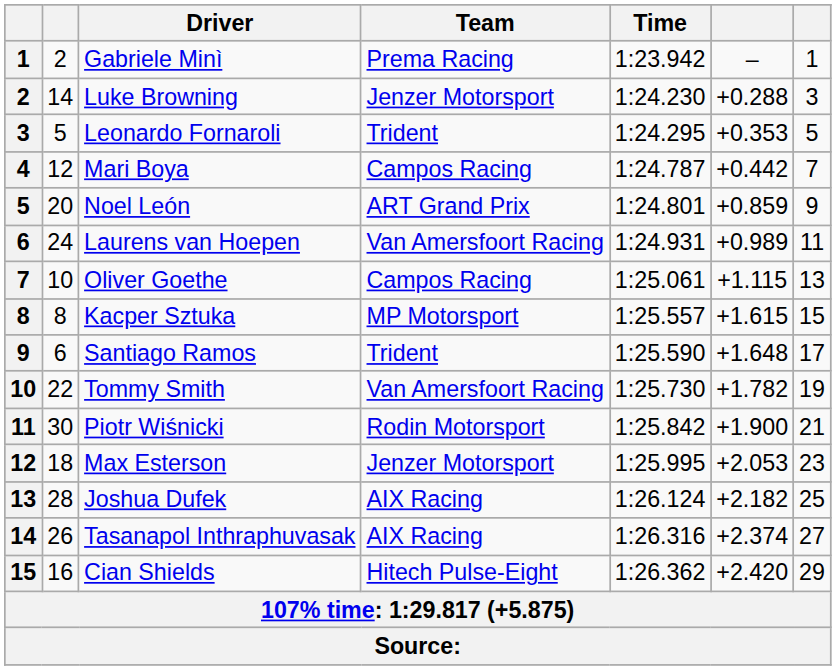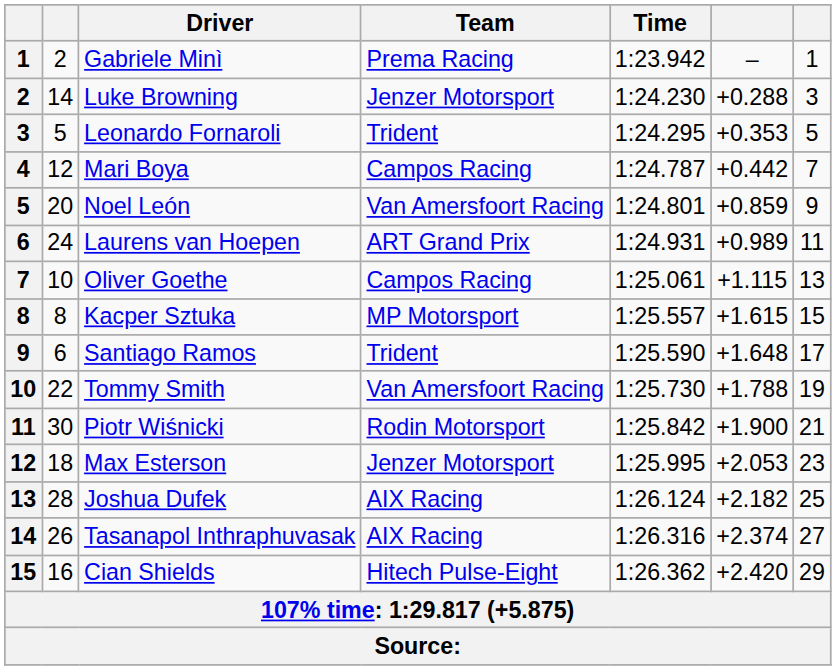(448, 206) ART Grand Prix -> (485, 206) Van Amersfoort Racing
(485, 243) Van Amersfoort Racing -> (448, 243) ART Grand Prix
(752, 389) +1.782 -> (752, 389) +1.788
